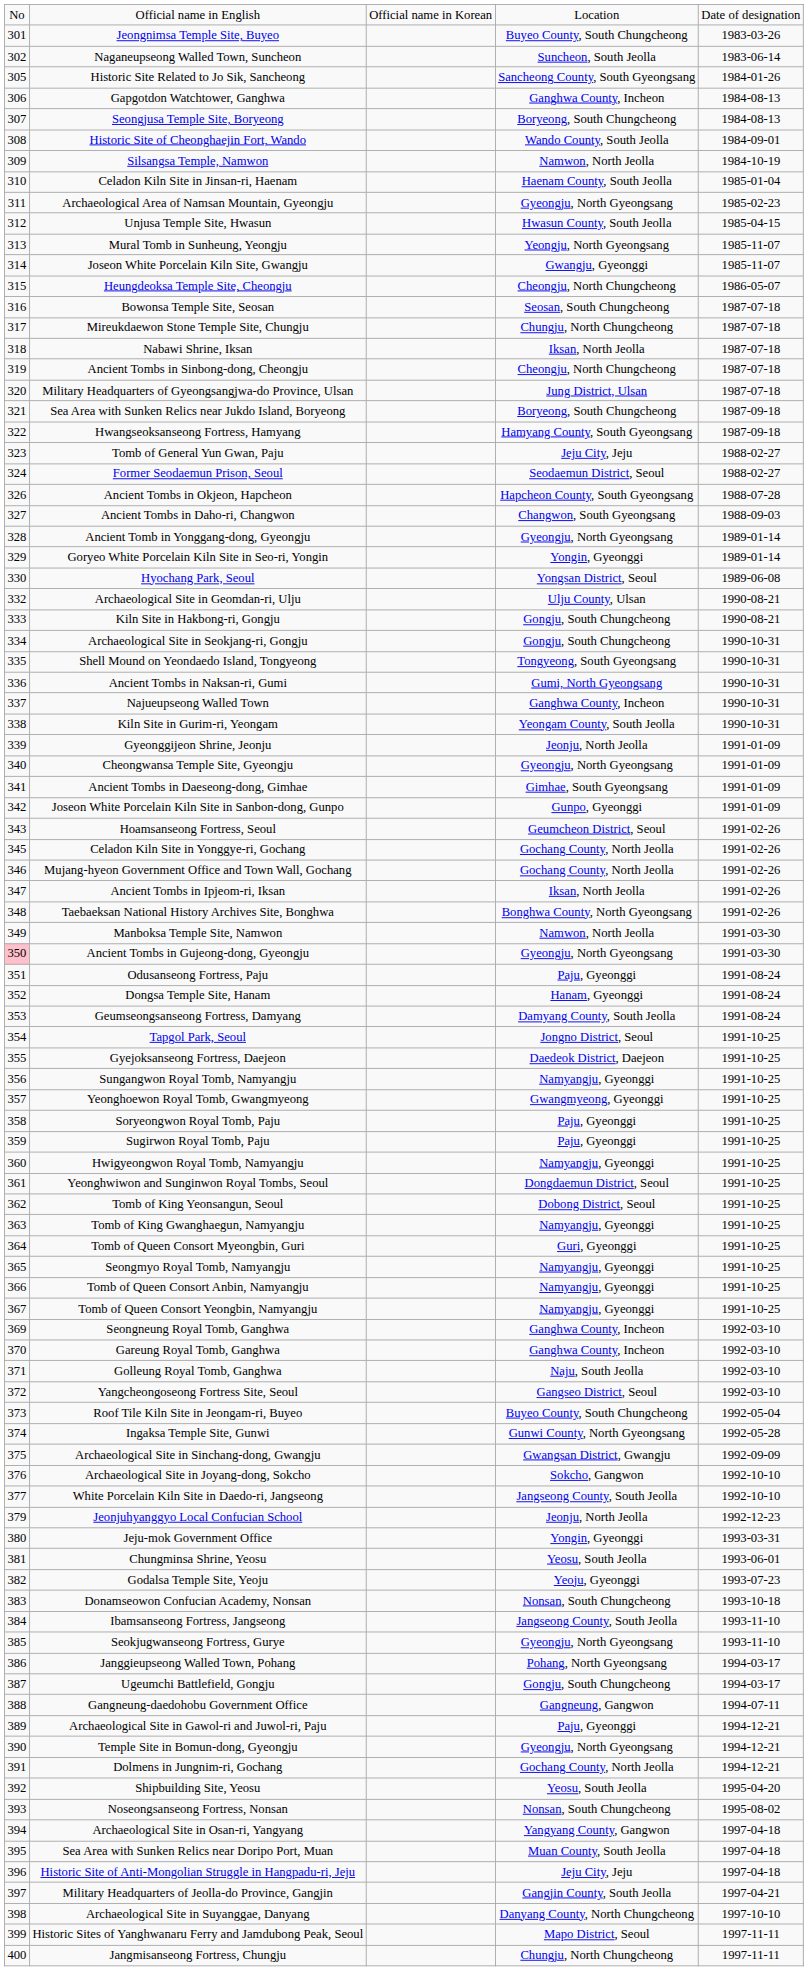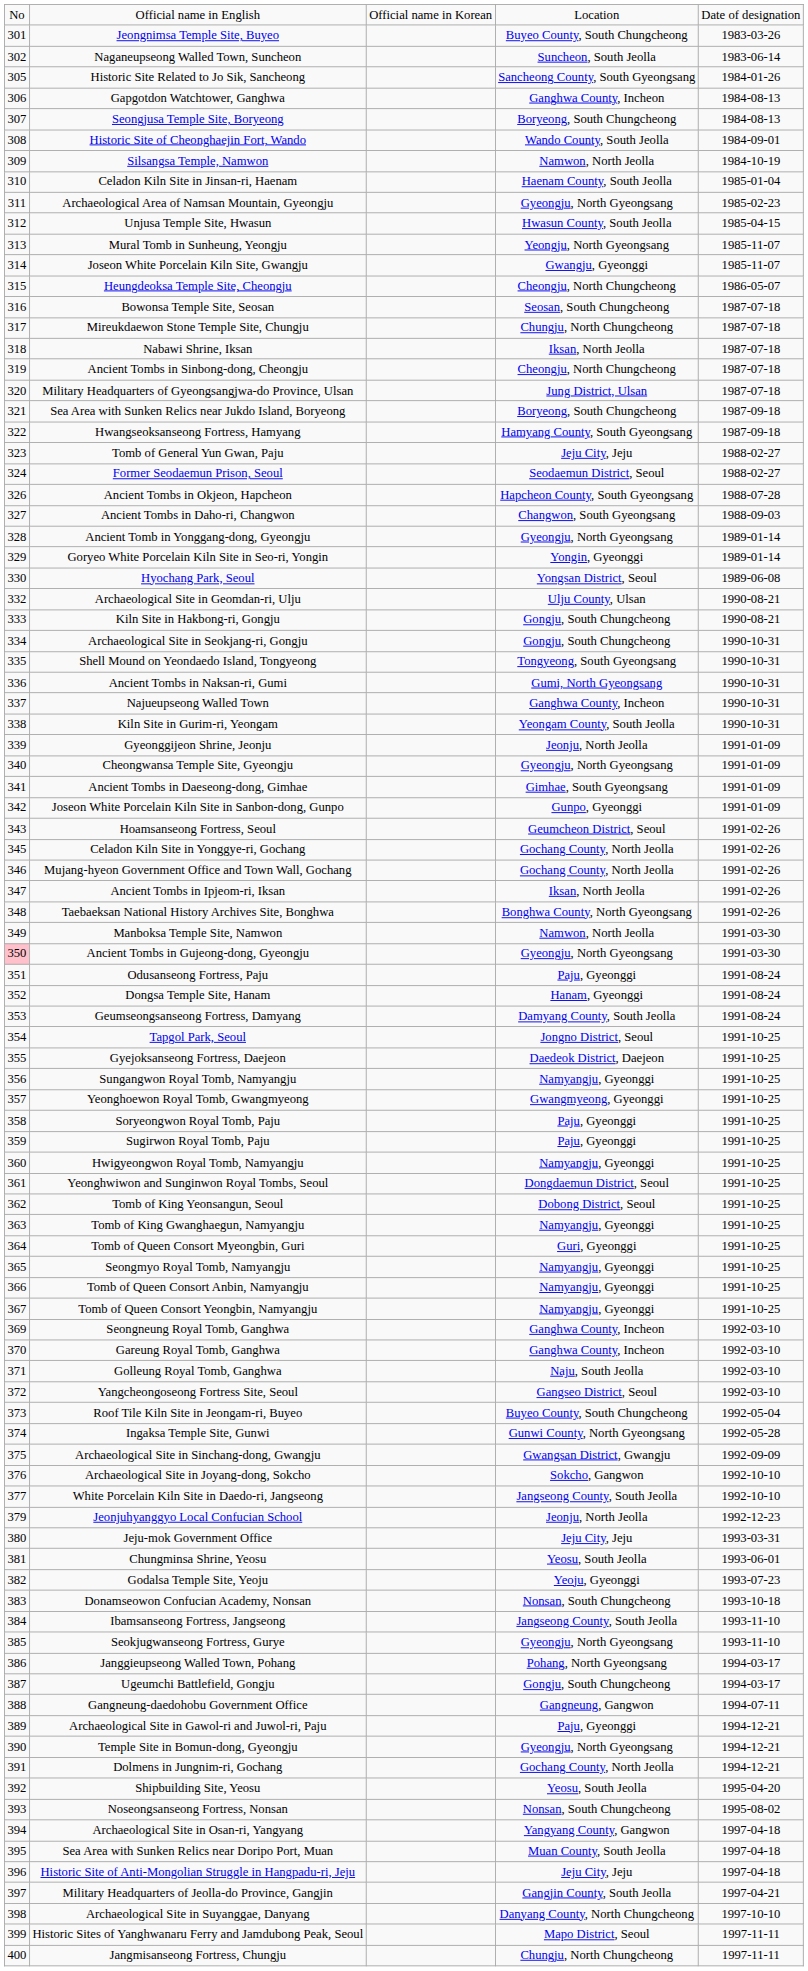(597, 1537) Yongin, Gyeonggi -> (597, 1537) Jeju City, Jeju
